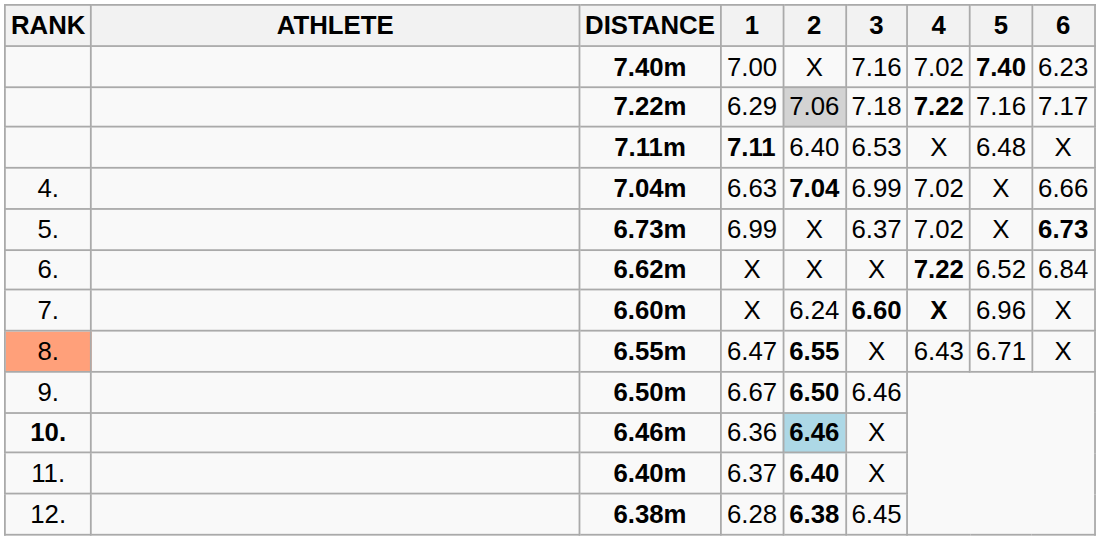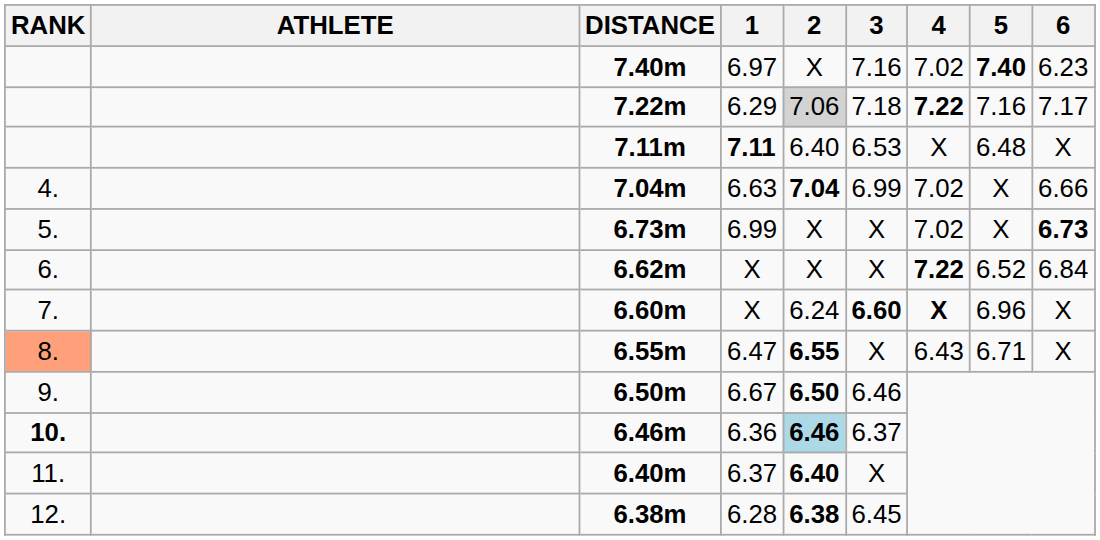(752, 66) 7.00 -> (752, 66) 6.97
(876, 229) 6.37 -> (876, 229) X
(876, 433) X -> (876, 433) 6.37
